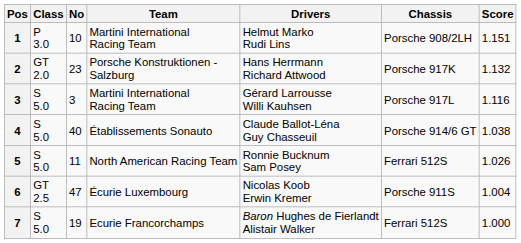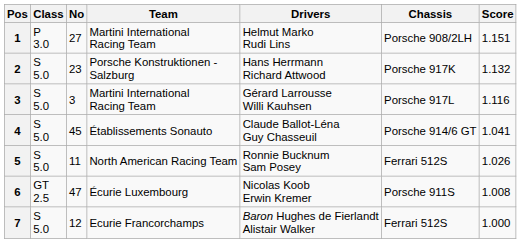(75, 38) 10 -> (75, 38) 27
(41, 69) GT 2.0 -> (41, 69) S 5.0
(75, 130) 40 -> (75, 130) 45
(496, 130) 1.038 -> (496, 130) 1.041
(496, 192) 1.004 -> (496, 192) 1.008
(75, 223) 19 -> (75, 223) 12
